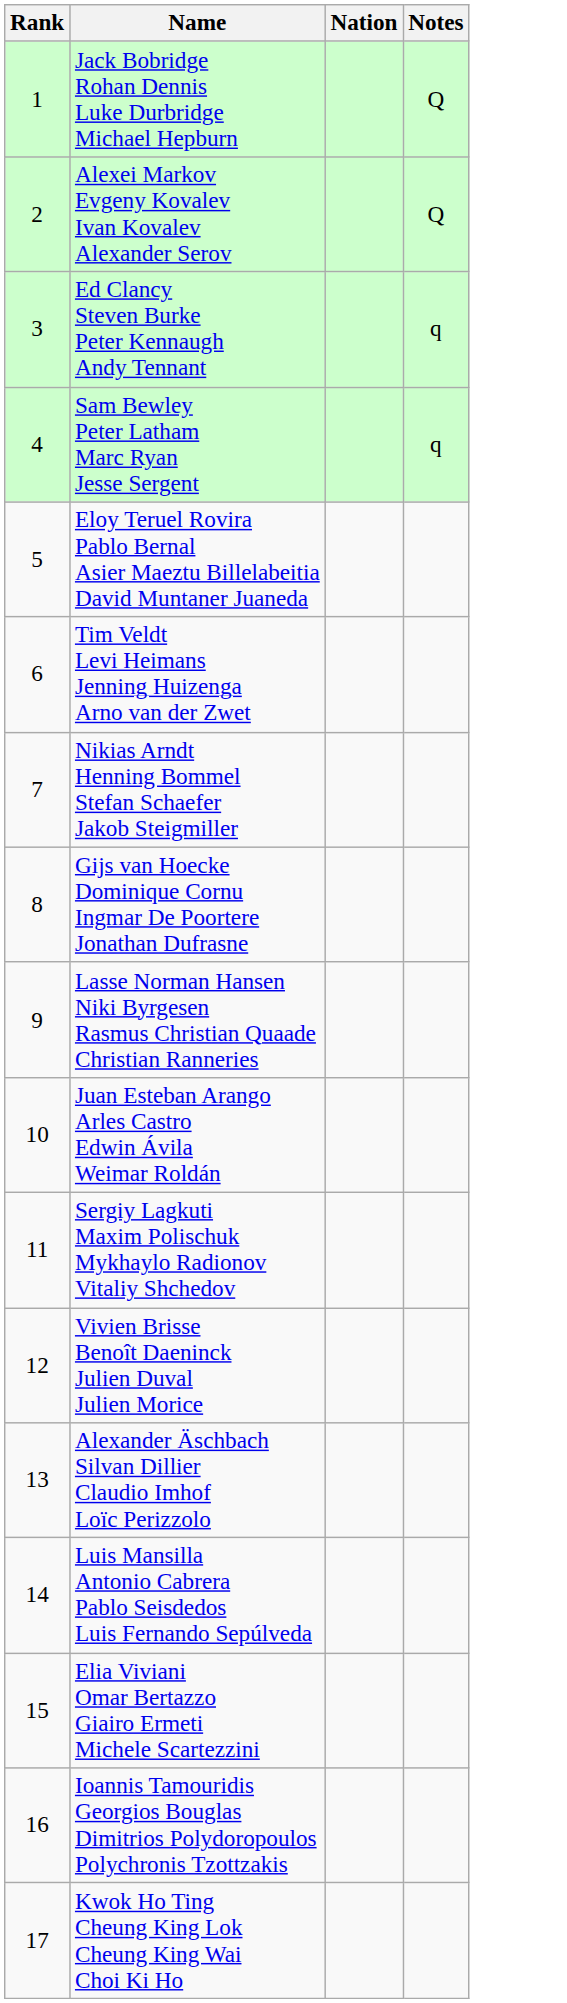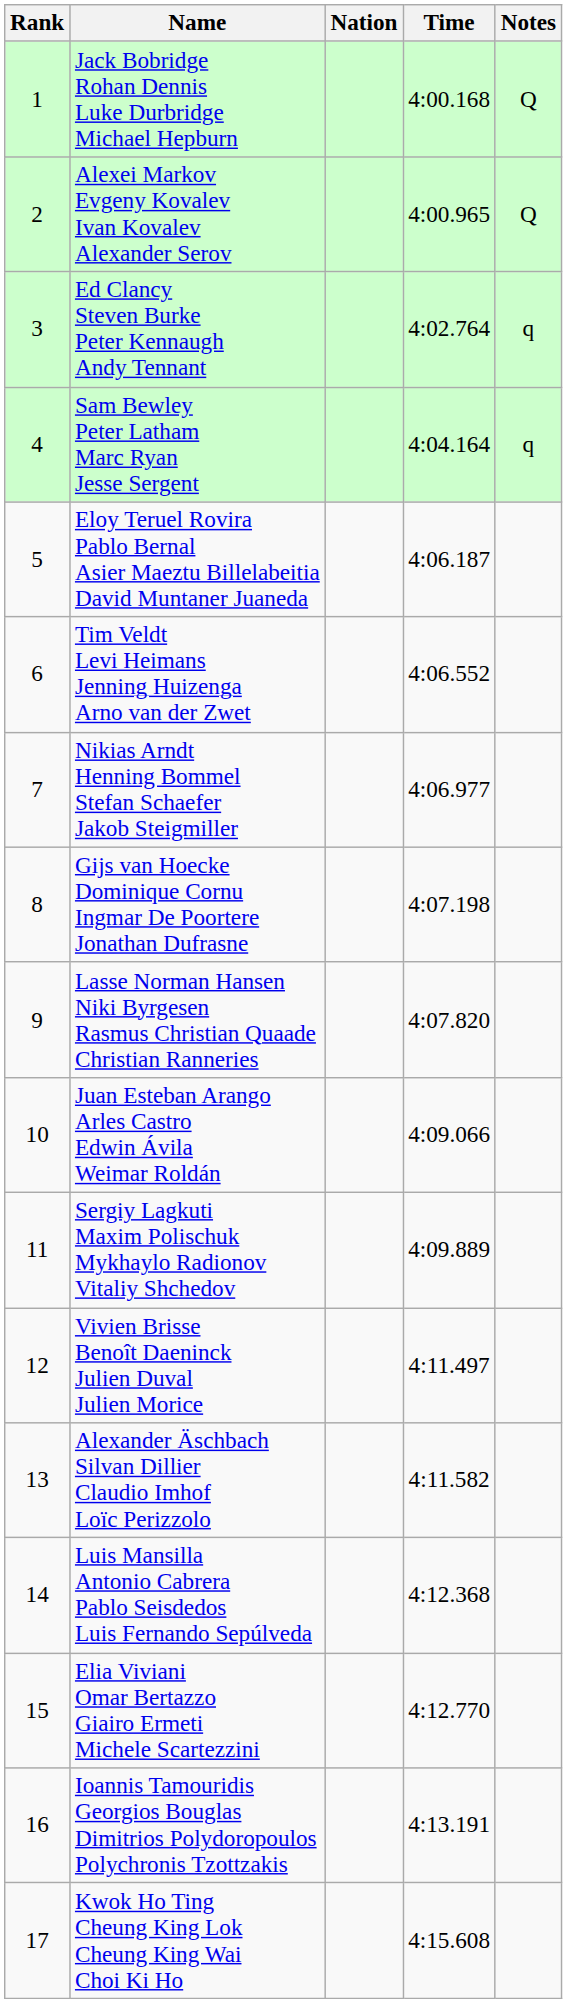+ column: (449, 22)
